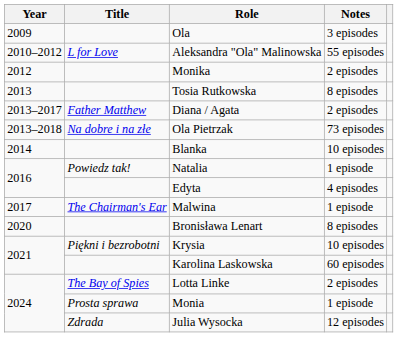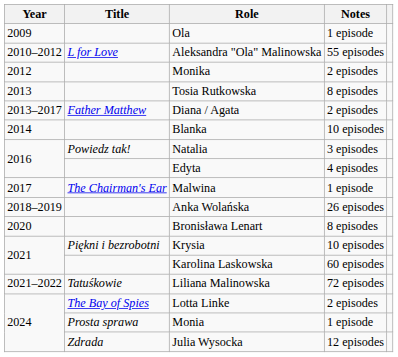(352, 33) 3 episodes -> (350, 33) 1 episode
- row: (203, 129)
(350, 168) 1 episode -> (352, 149) 3 episodes
+ row: (211, 206)
+ row: (221, 284)
